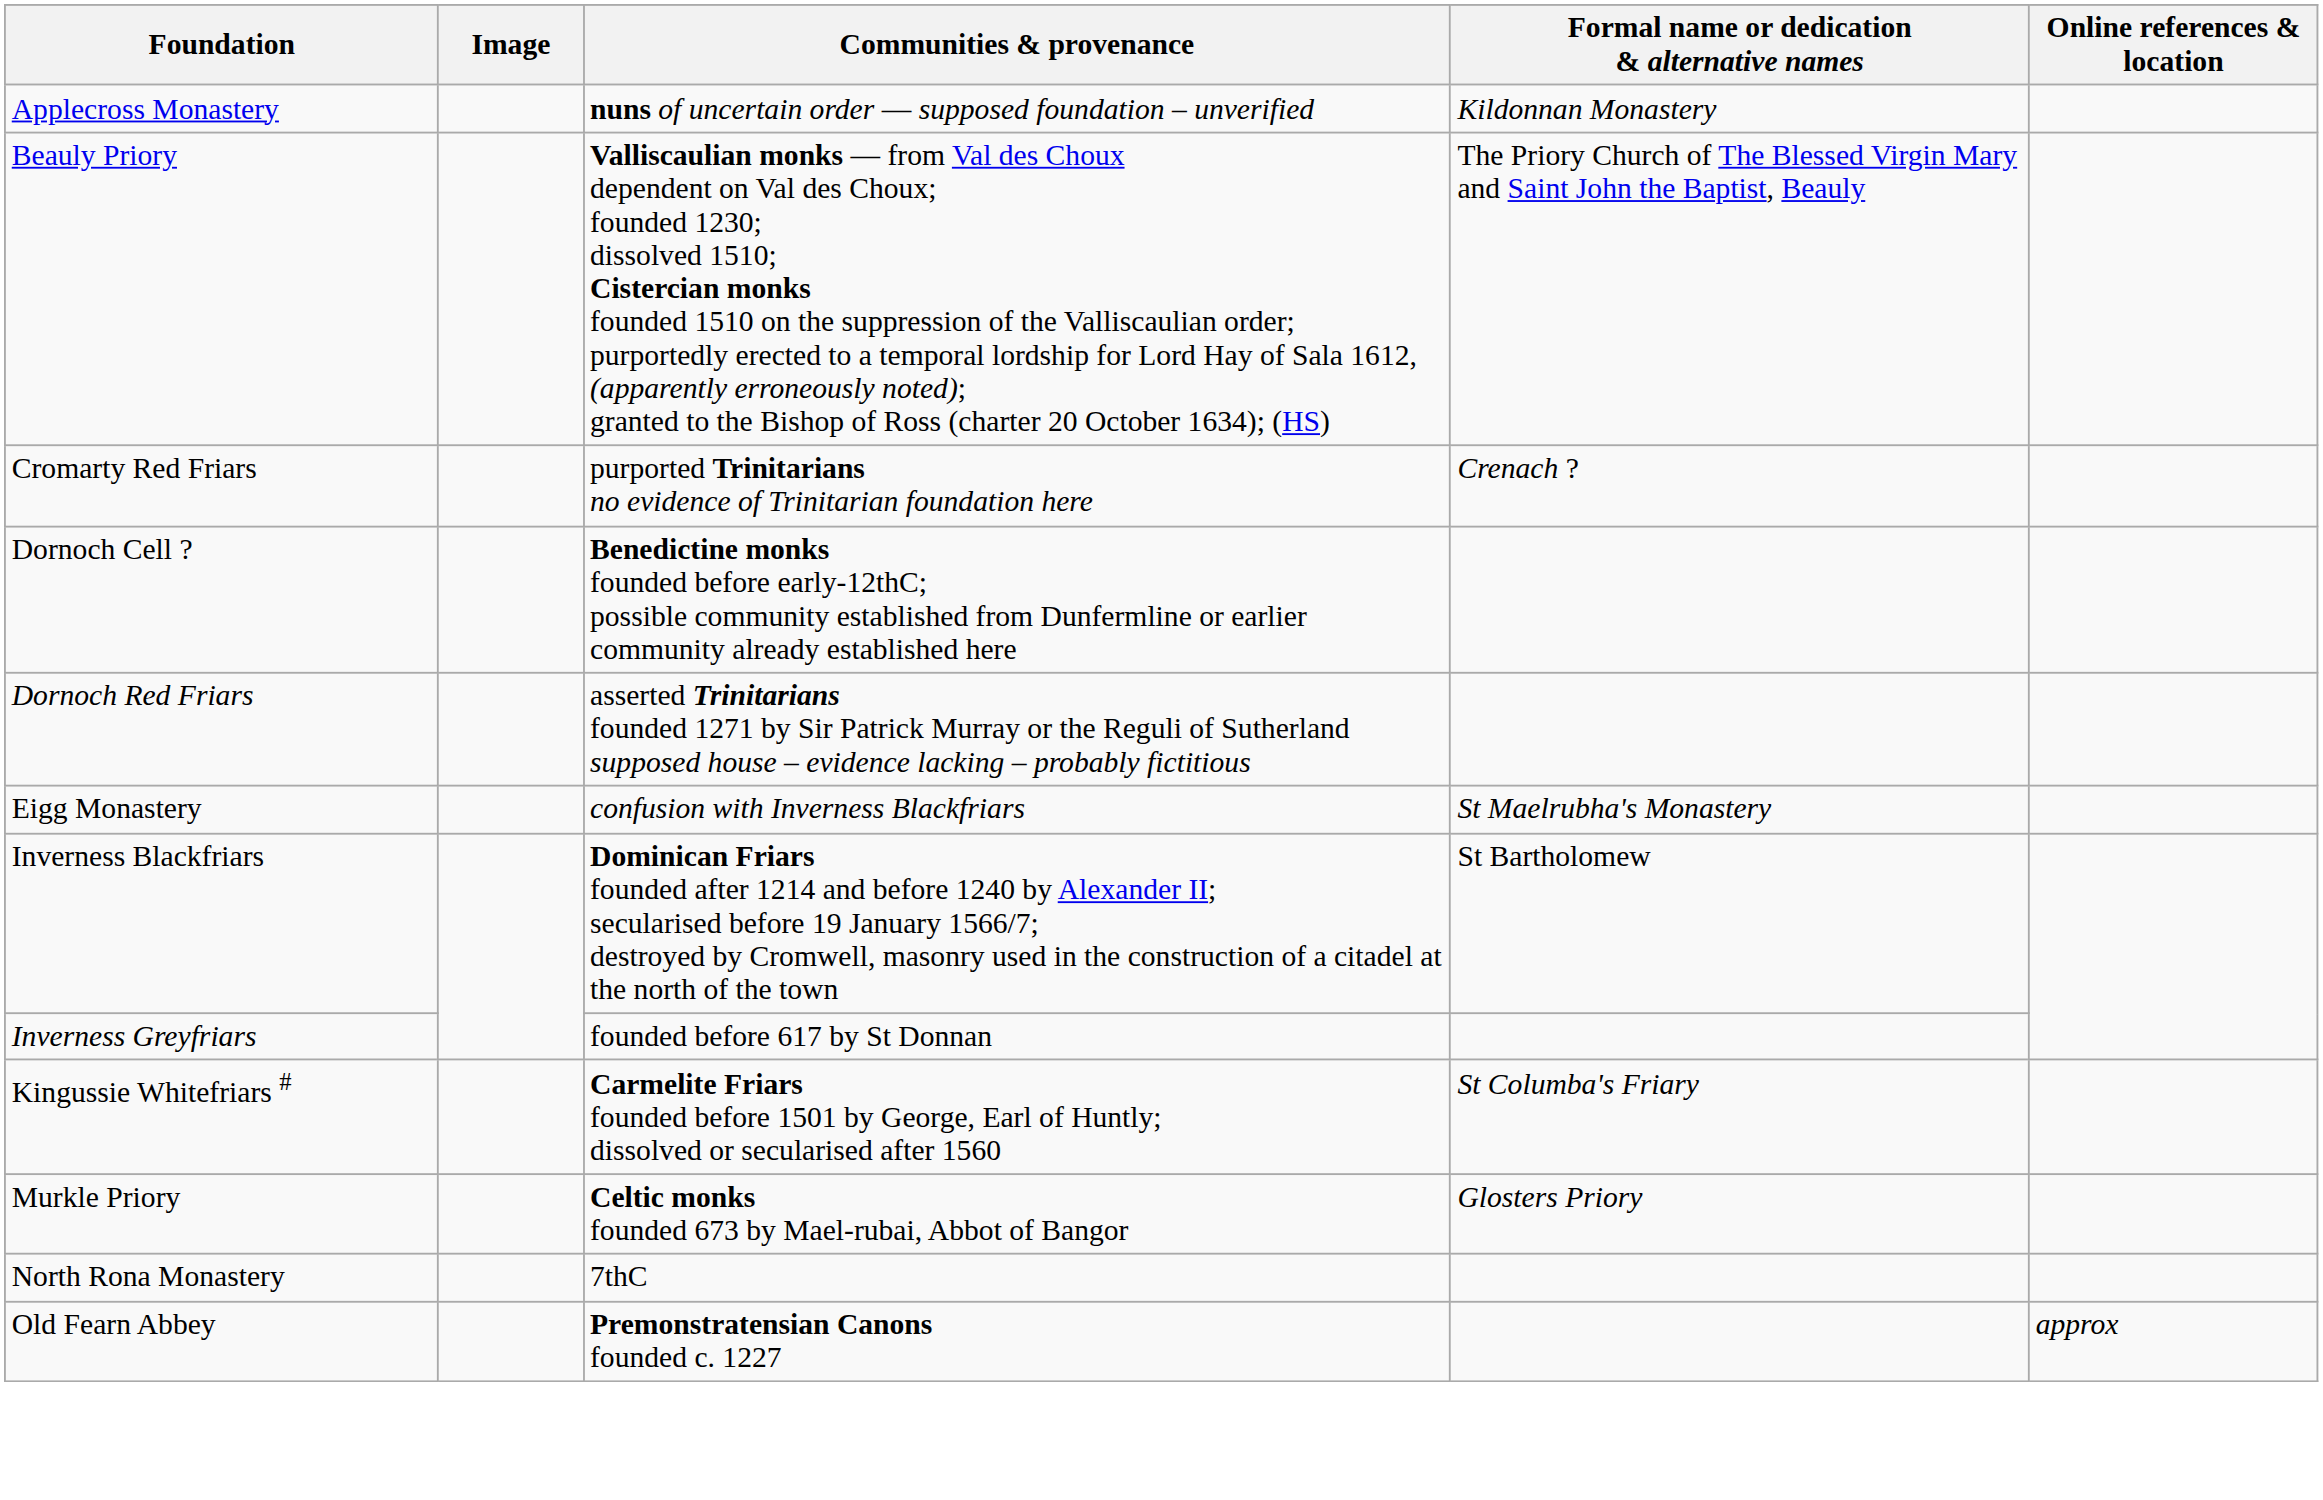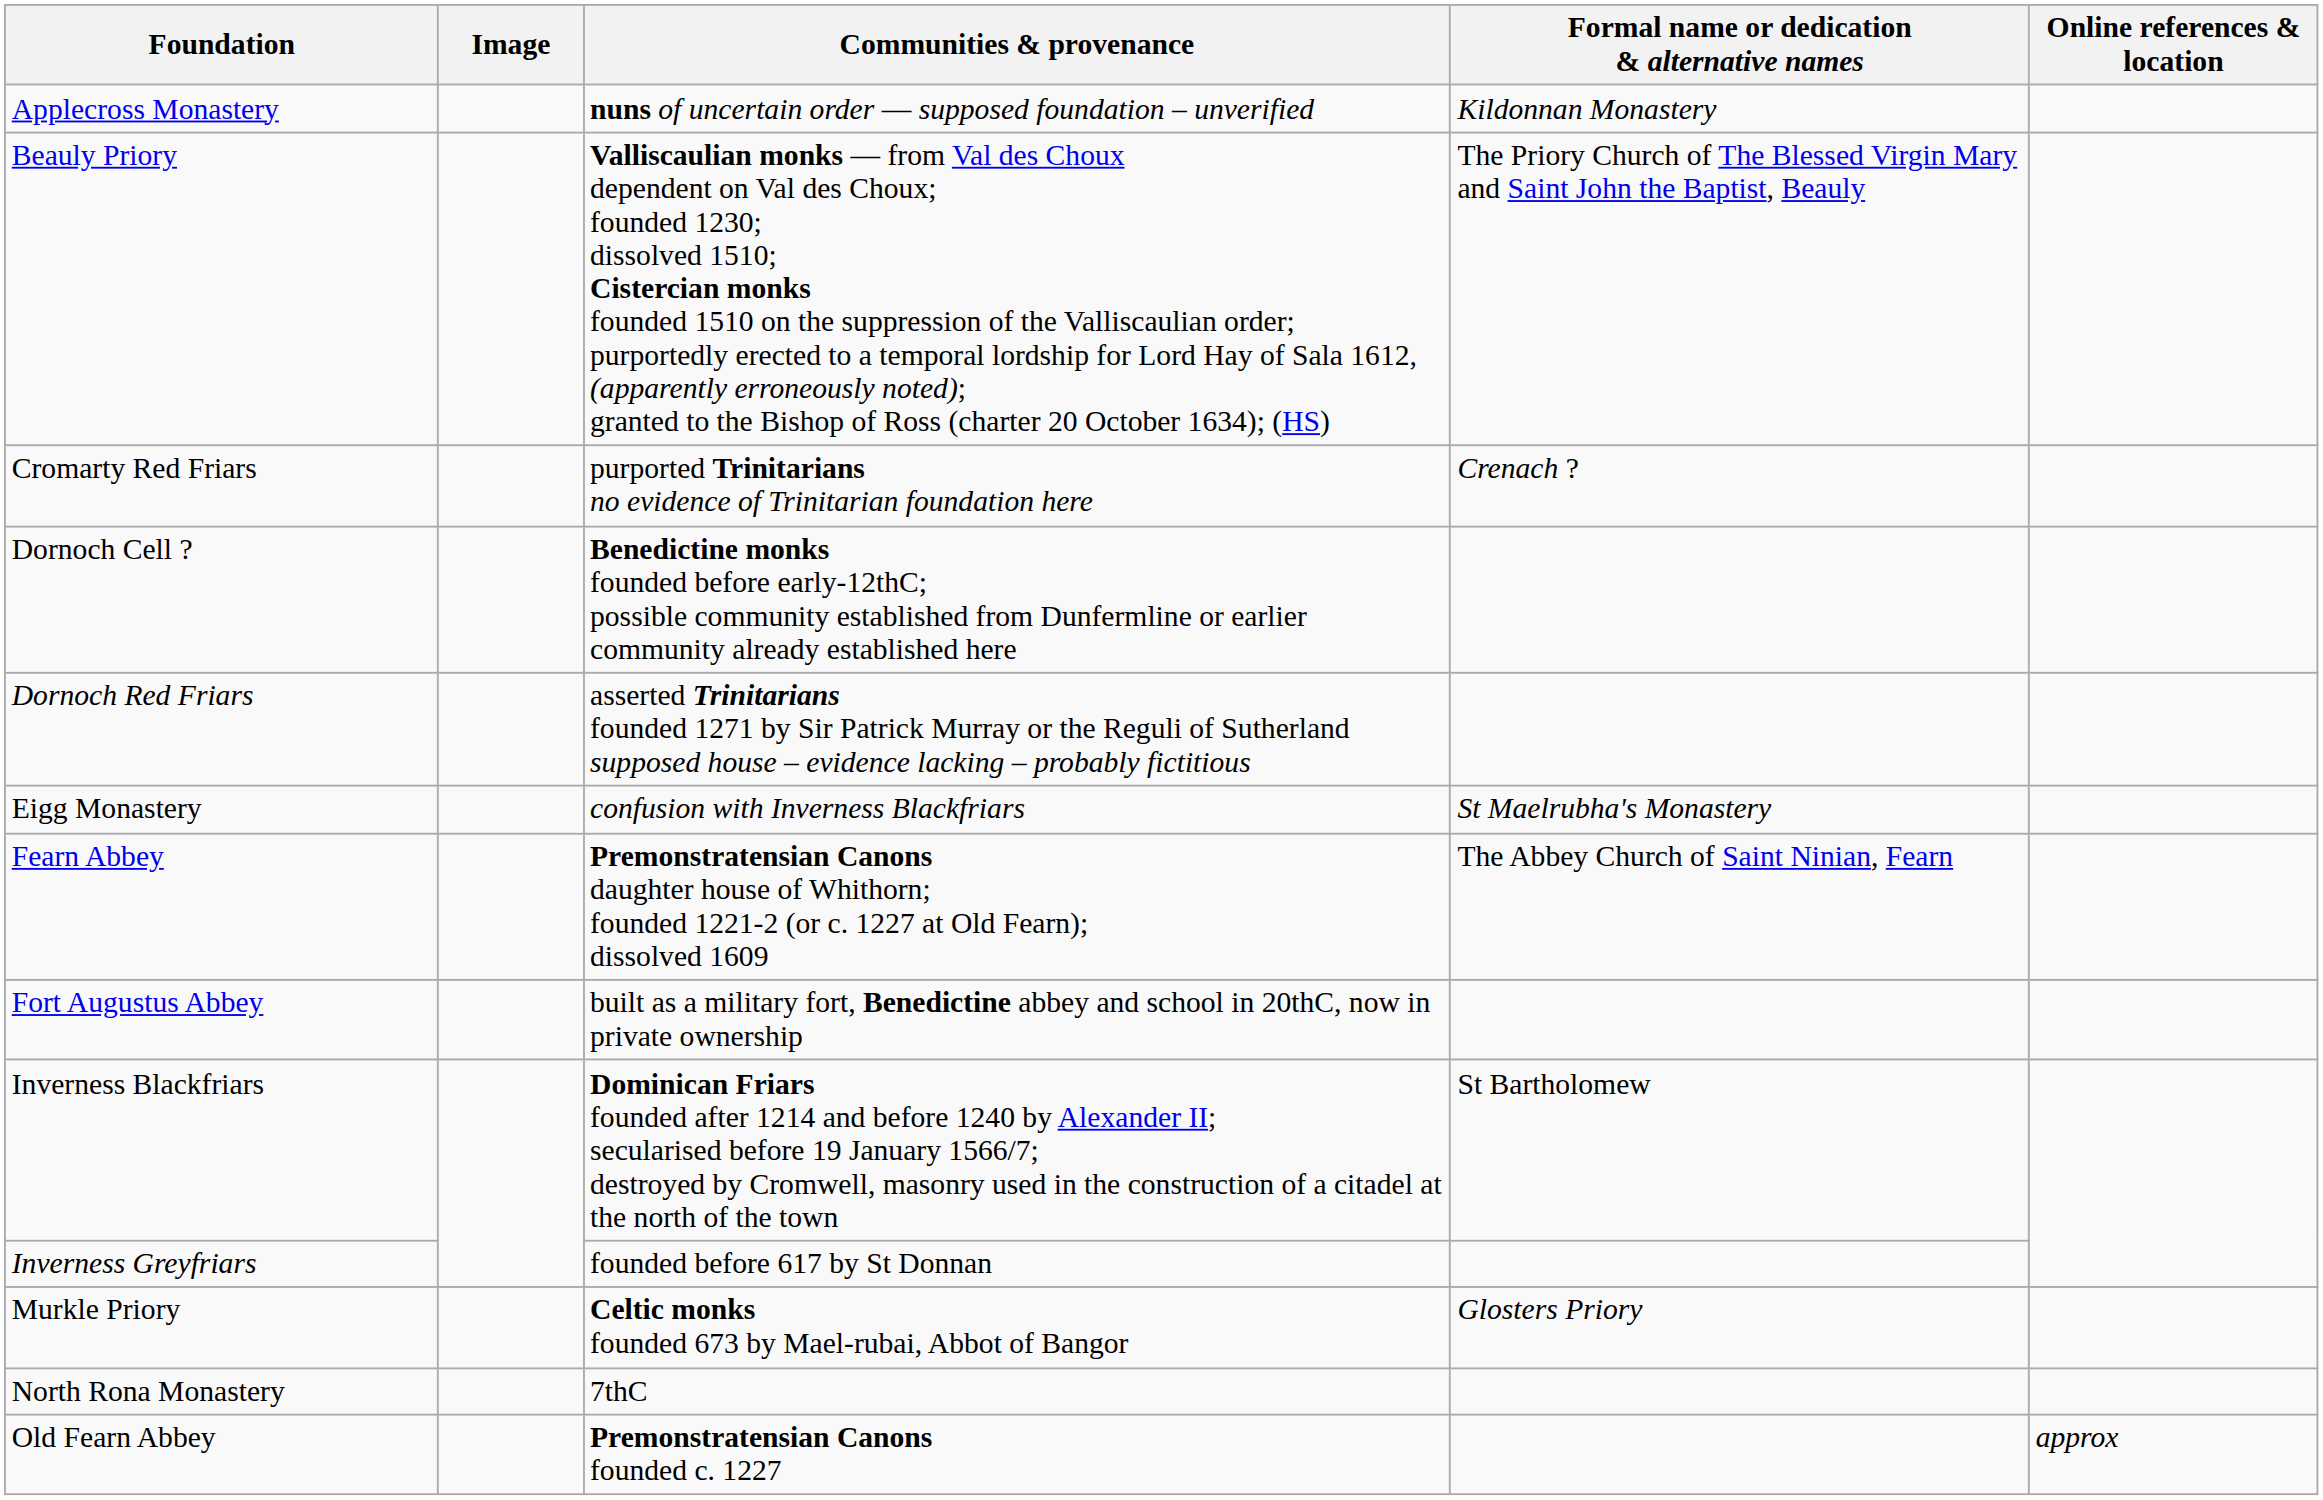+ row: (88, 856)
+ row: (138, 1002)
- row: (152, 1087)
